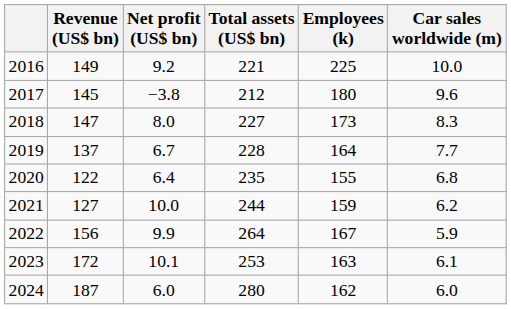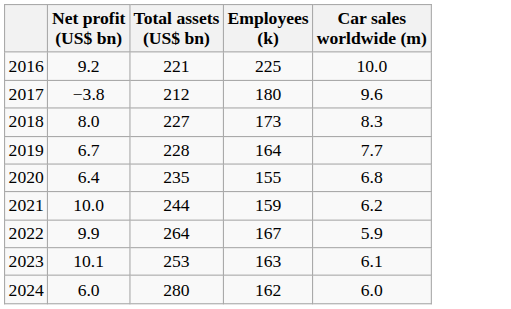- column: (85, 28)
